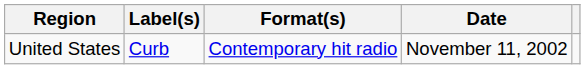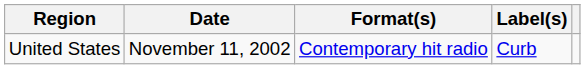columns swapped: (487, 19) <-> (164, 19)
